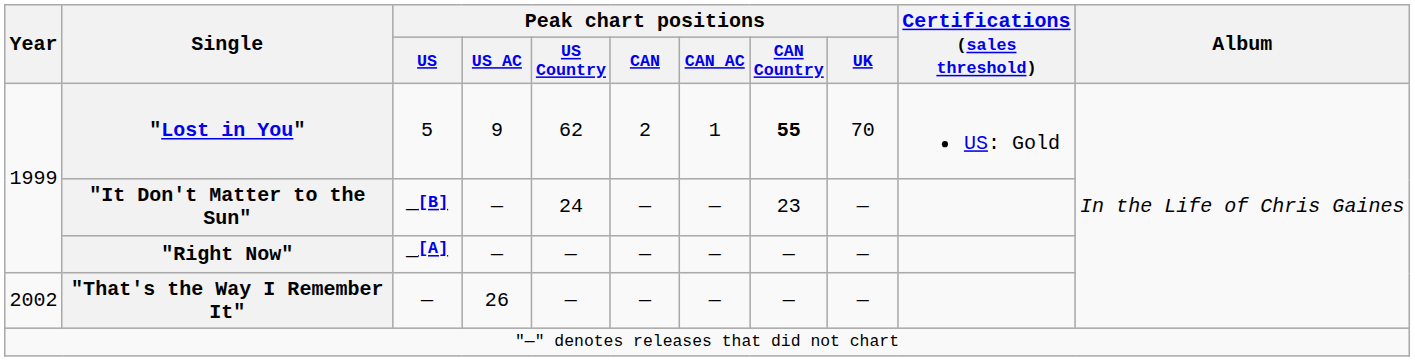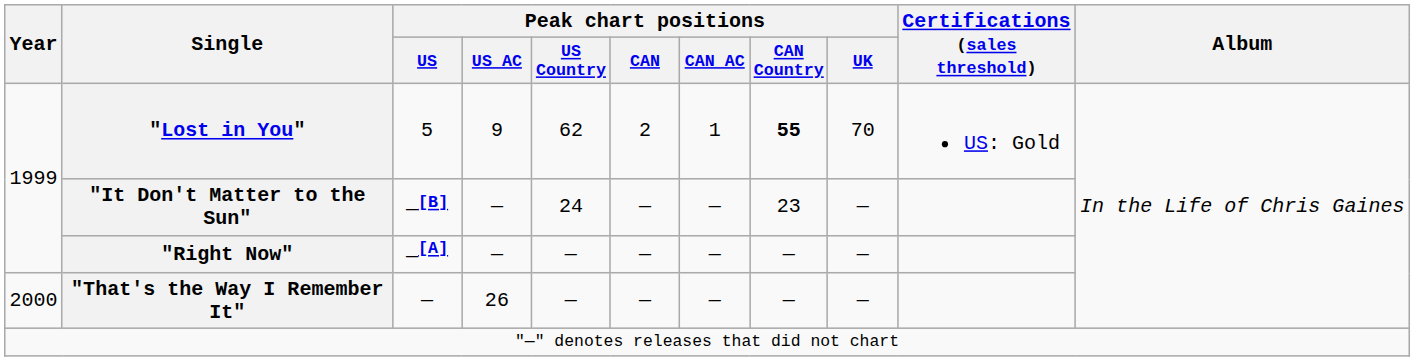(34, 301) 2002 -> (34, 301) 2000
